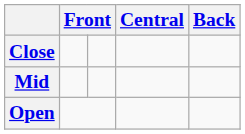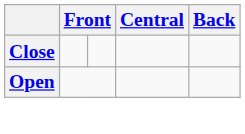- row: (32, 81)
